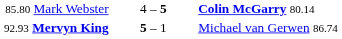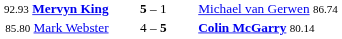rows swapped: (57, 9) <-> (56, 27)
